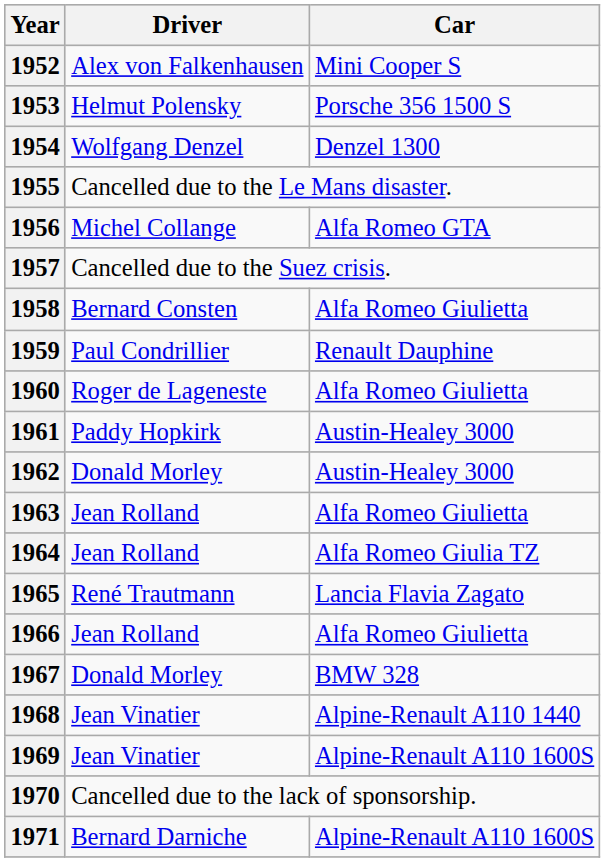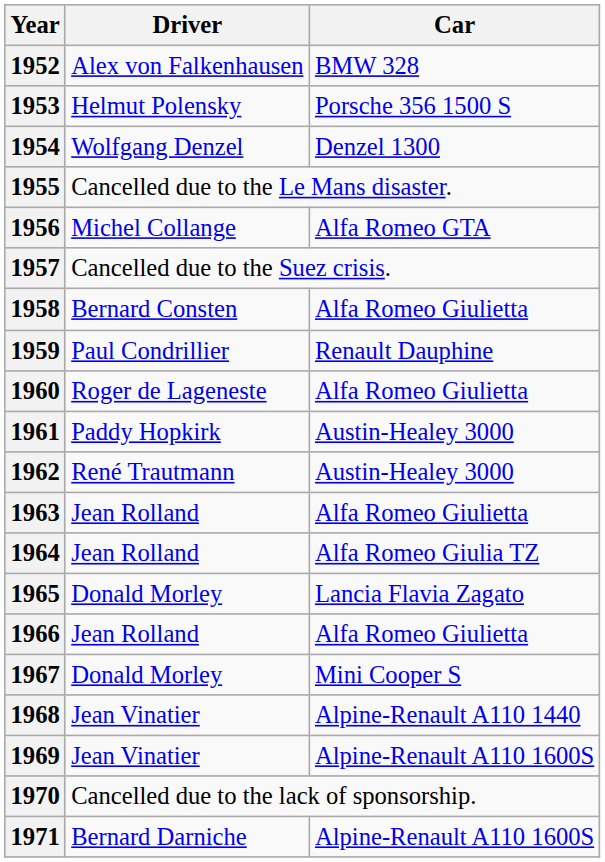(388, 65) Mini Cooper S -> (367, 65) BMW 328
(147, 471) Donald Morley -> (153, 471) René Trautmann
(153, 593) René Trautmann -> (147, 593) Donald Morley
(367, 674) BMW 328 -> (388, 674) Mini Cooper S
